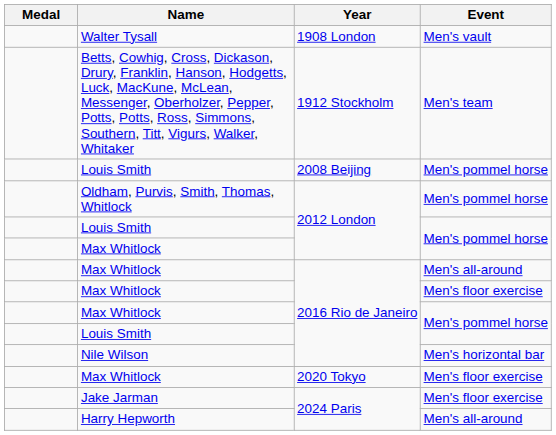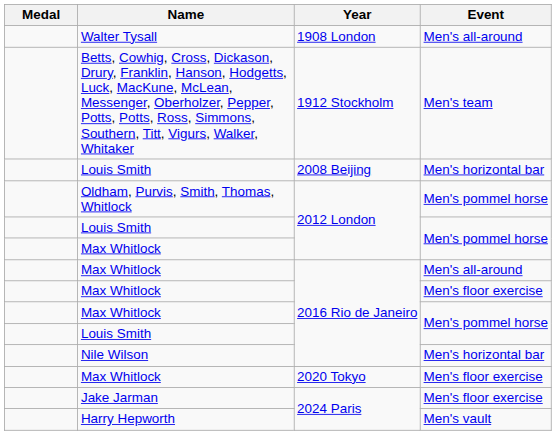(457, 36) Men's vault -> (473, 36) Men's all-around
(486, 169) Men's pommel horse -> (484, 169) Men's horizontal bar
(473, 419) Men's all-around -> (457, 419) Men's vault
